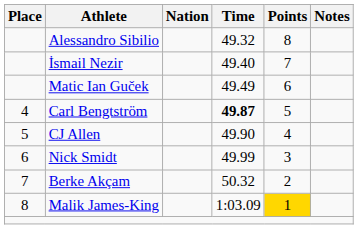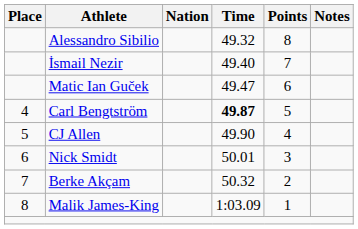(238, 87) 49.49 -> (238, 87) 49.47
(238, 157) 49.99 -> (238, 157) 50.01
(287, 205) gold background -> (287, 205) no background
